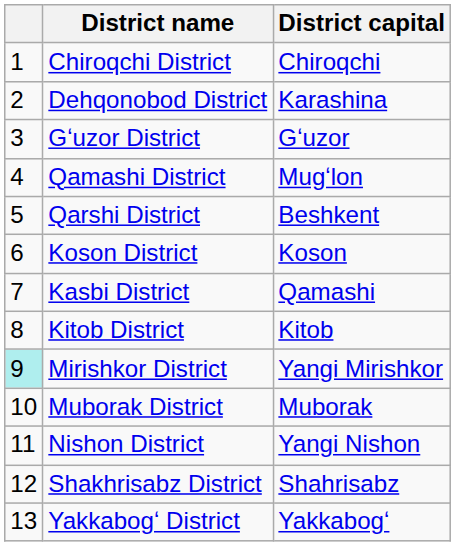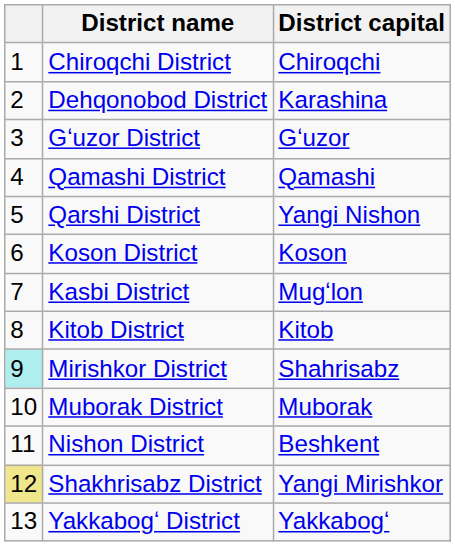(321, 176) Mugʻlon -> (327, 176) Qamashi
(329, 215) Beshkent -> (349, 215) Yangi Nishon
(327, 291) Qamashi -> (321, 291) Mugʻlon
(361, 368) Yangi Mirishkor -> (339, 368) Shahrisabz
(349, 445) Yangi Nishon -> (329, 445) Beshkent
(24, 483) no background -> (24, 483) khaki background
(339, 483) Shahrisabz -> (361, 483) Yangi Mirishkor
